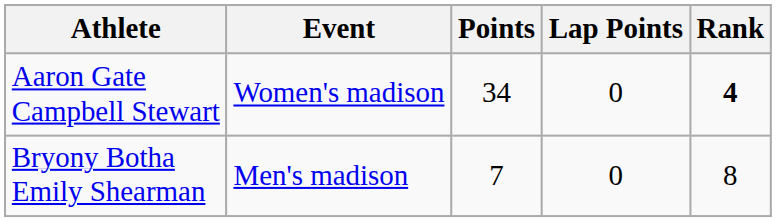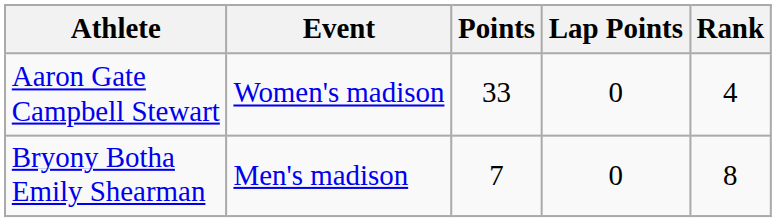(497, 93) 34 -> (497, 93) 33
(730, 93) bold -> (730, 93) normal
